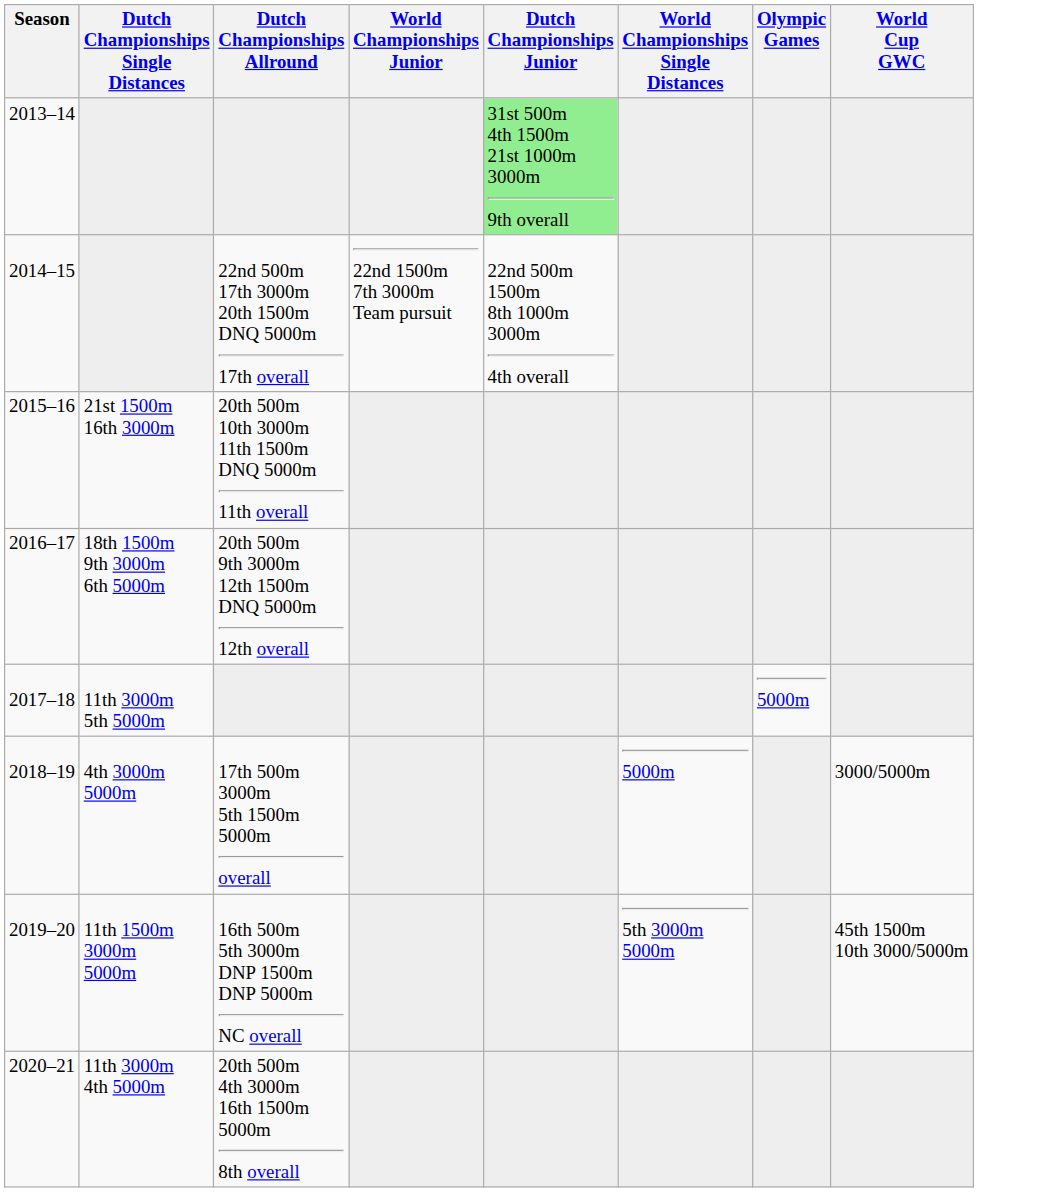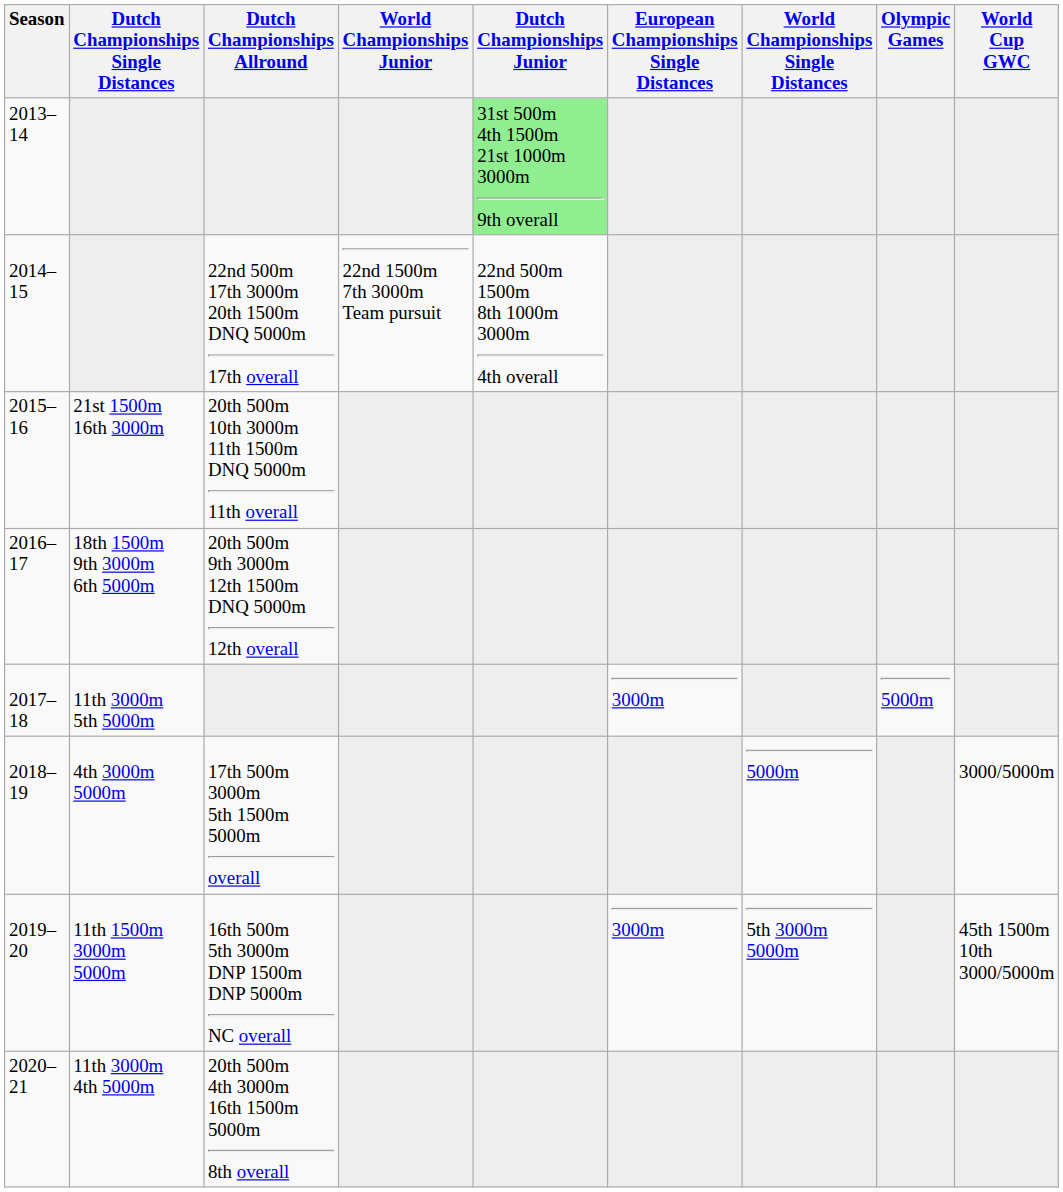+ column: (675, 51)
